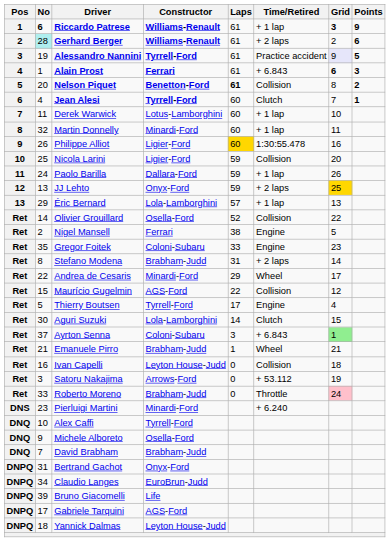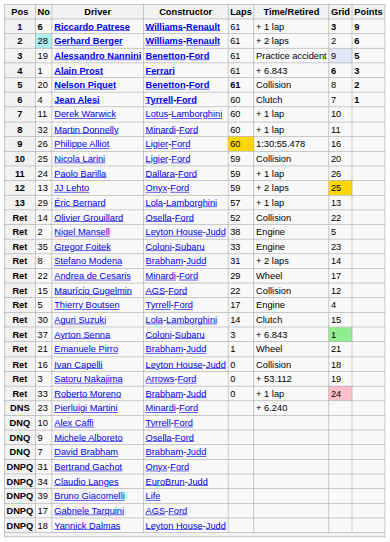(171, 56) Tyrrell-Ford -> (177, 56) Benetton-Ford
(159, 232) Ferrari -> (186, 232) Leyton House-Judd
(272, 393) Throttle -> (270, 393) + 1 lap
